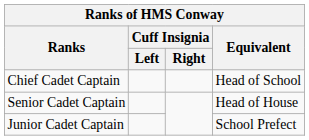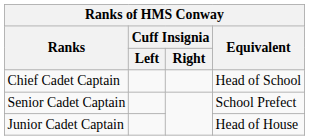(257, 102) Head of House -> (256, 102) School Prefect
(256, 124) School Prefect -> (257, 124) Head of House
